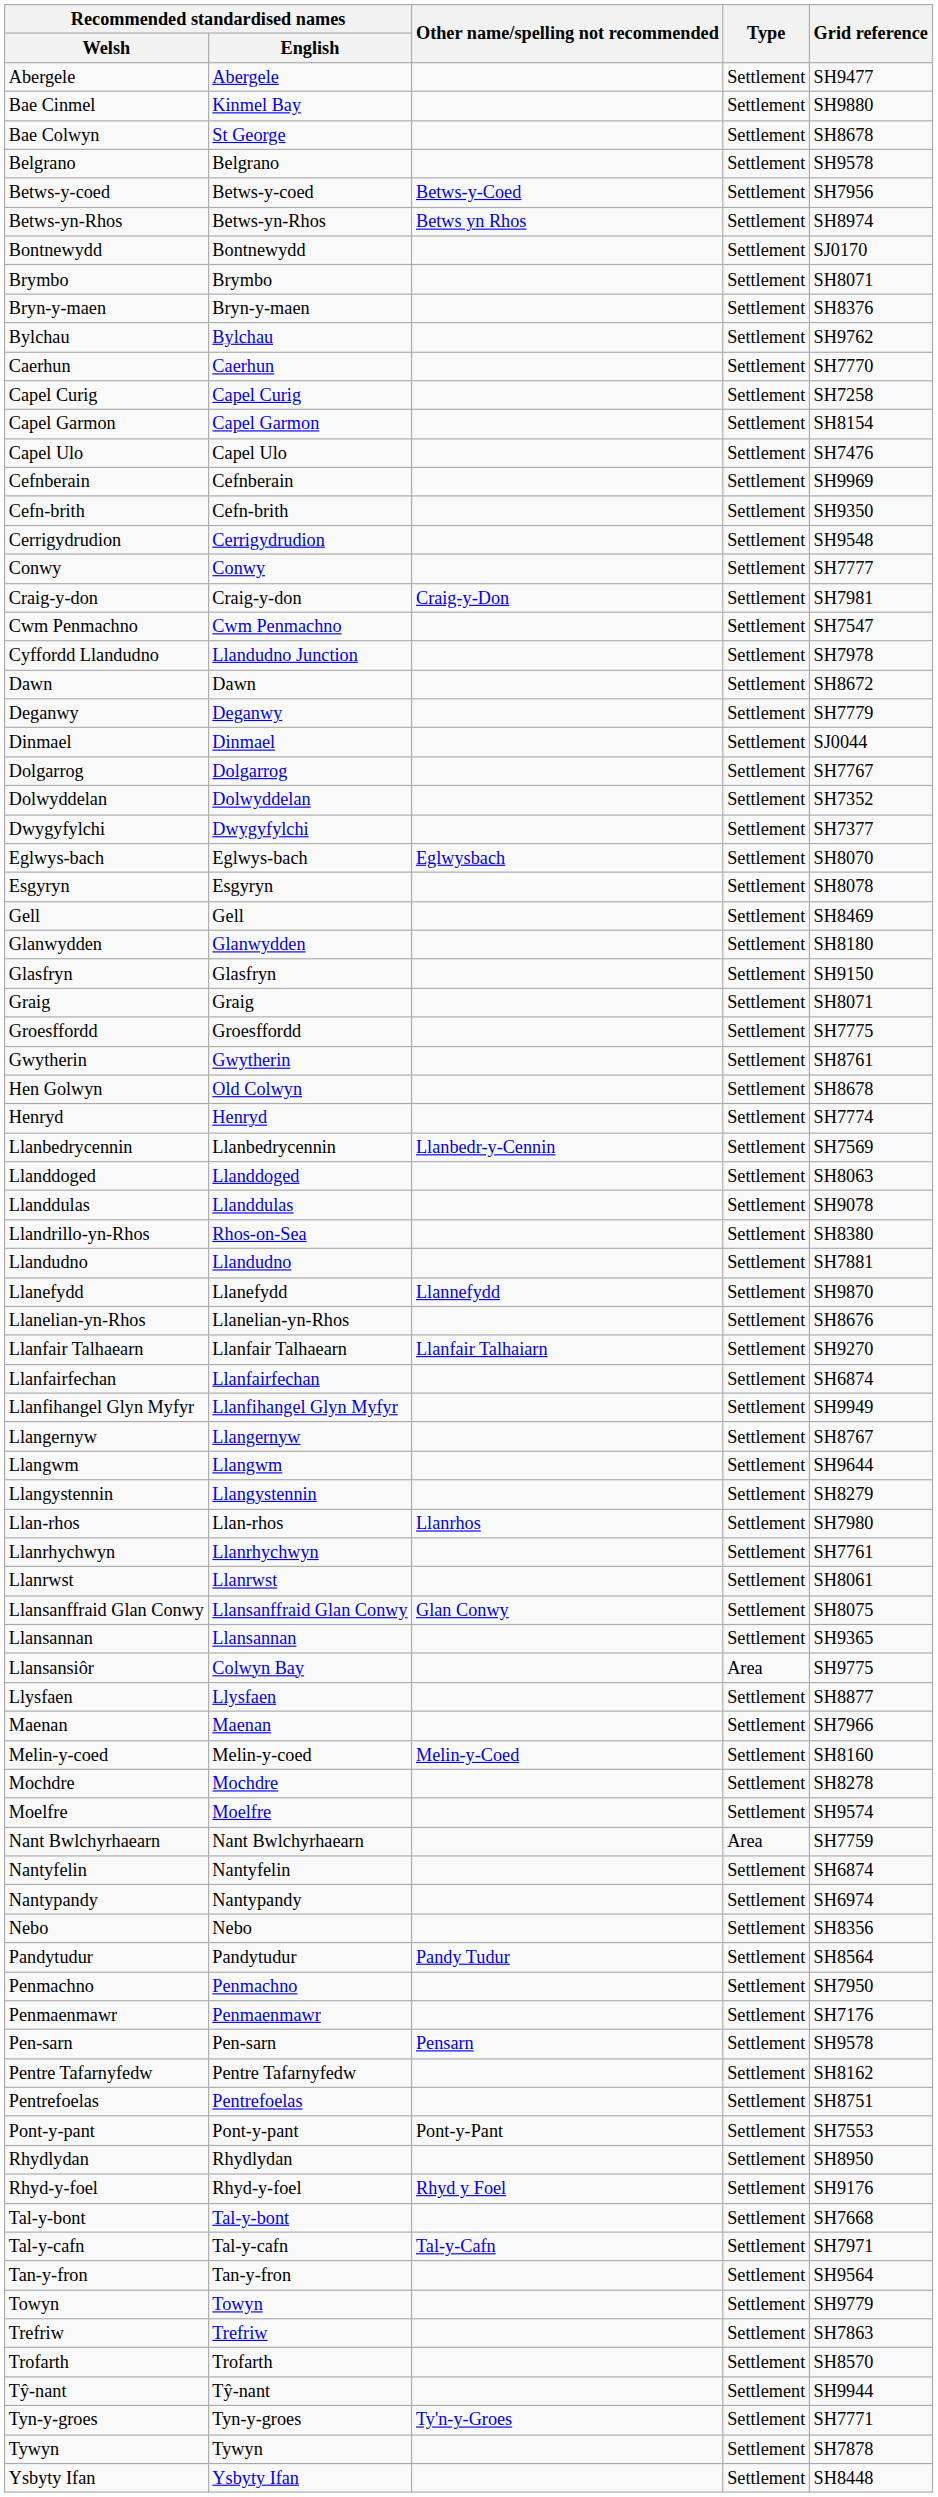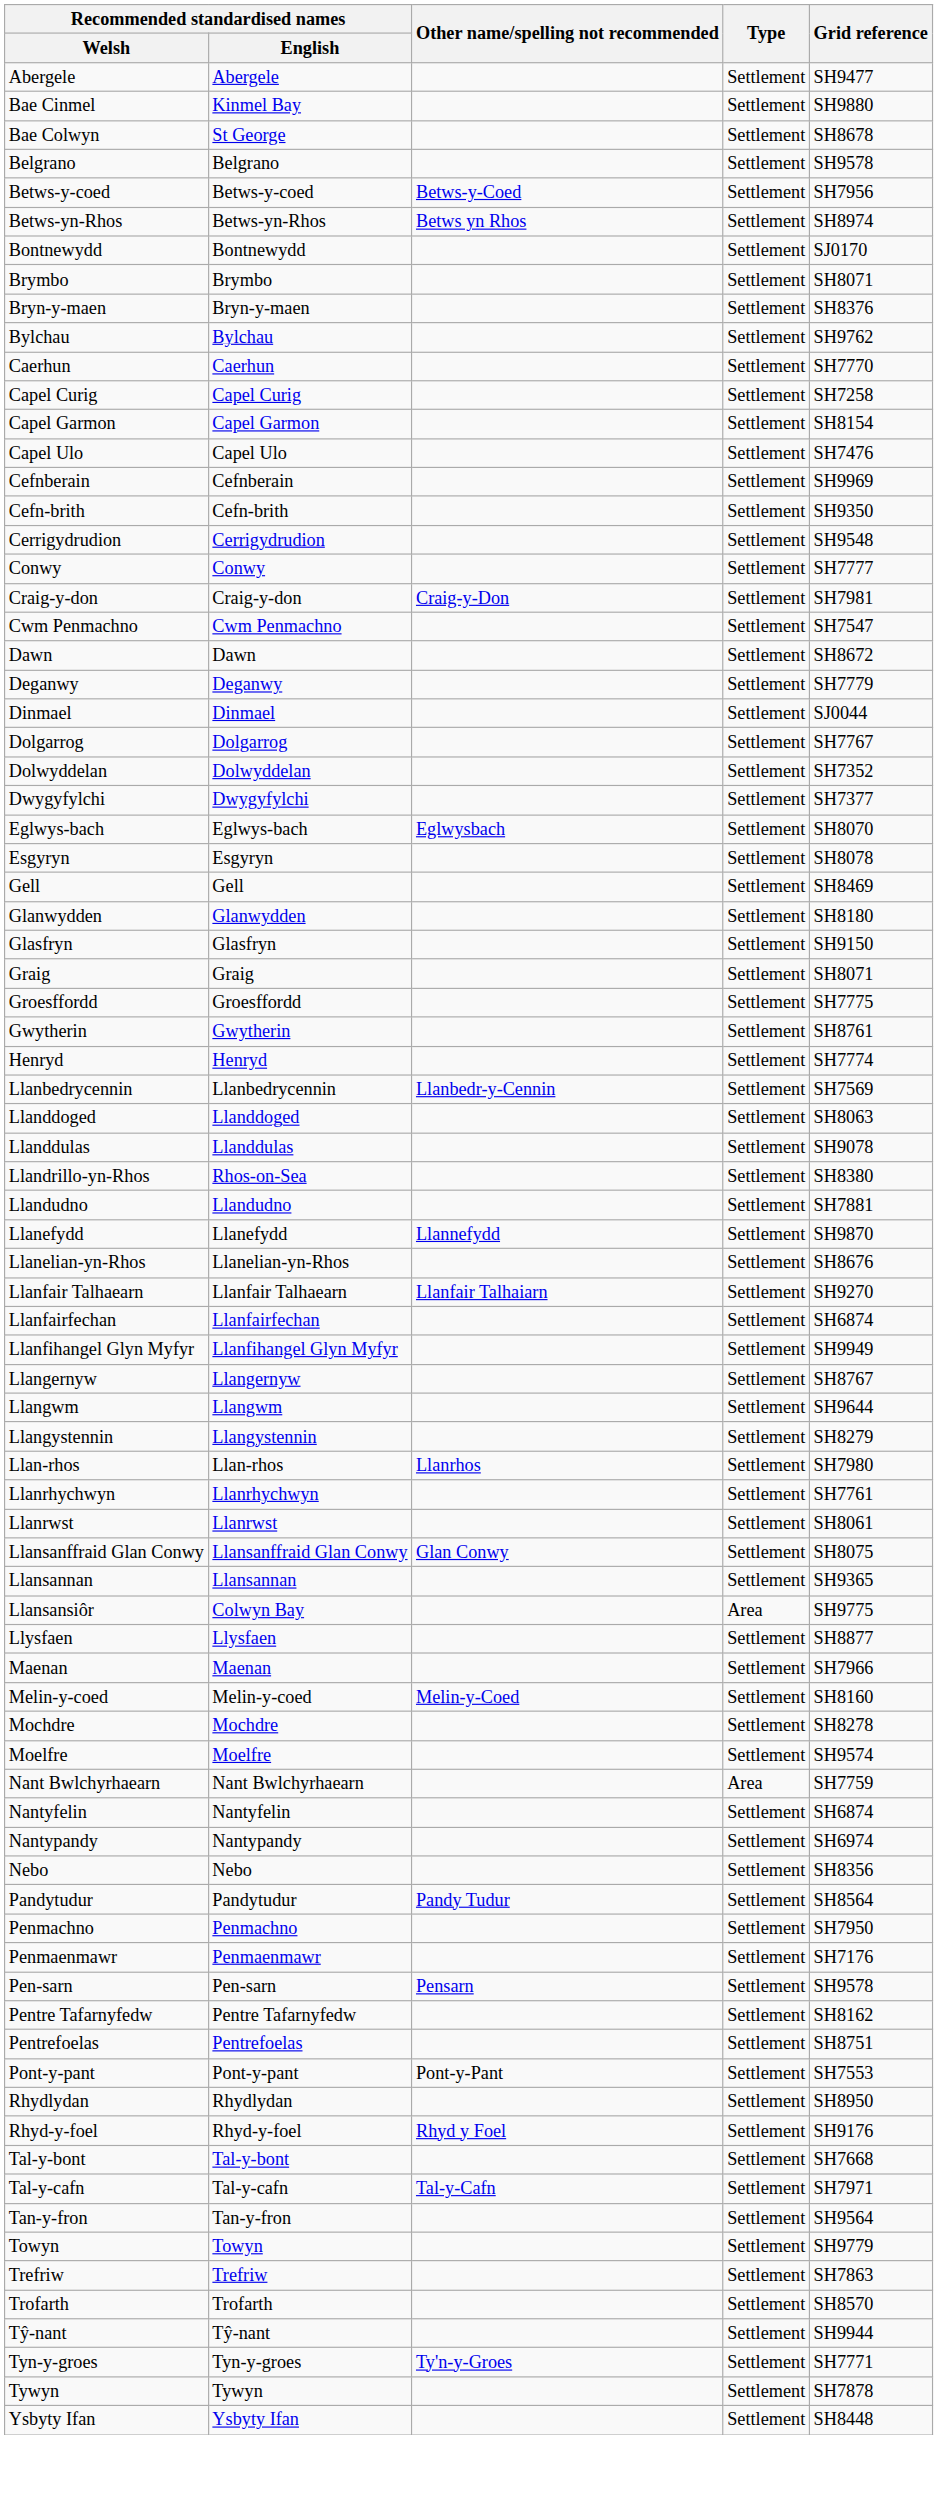- row: (84, 655)
- row: (56, 1089)
